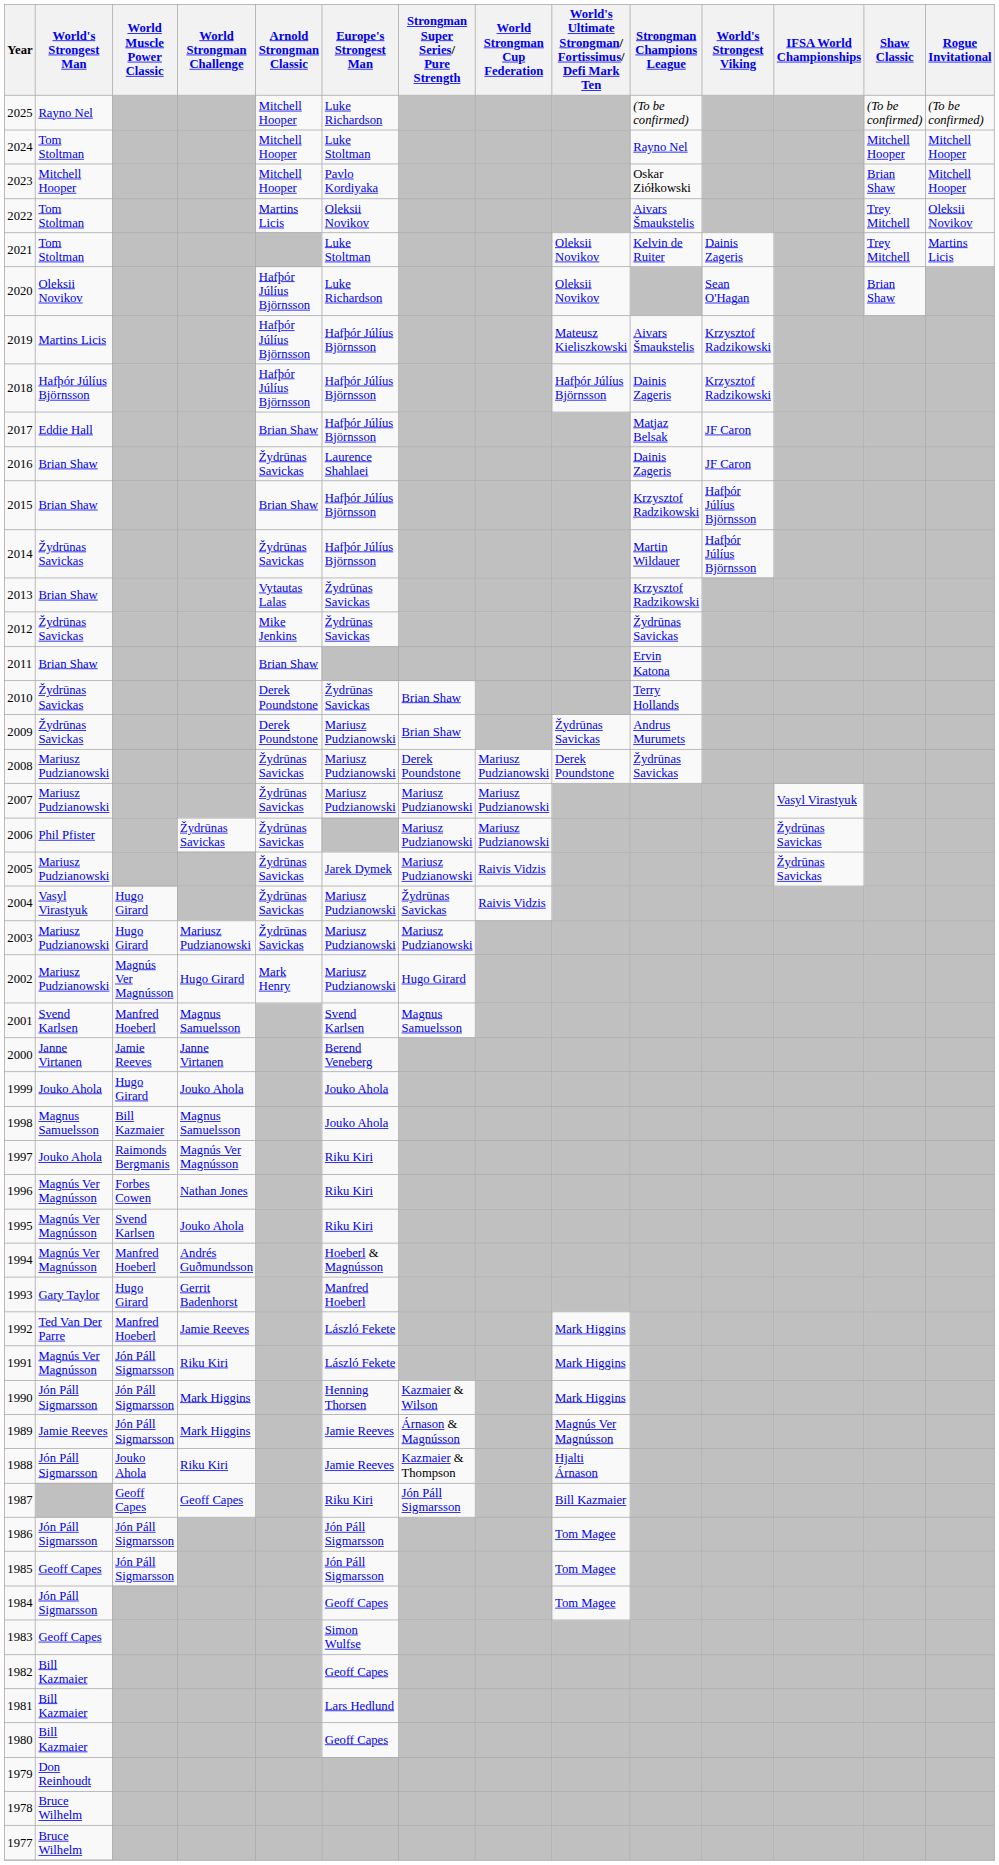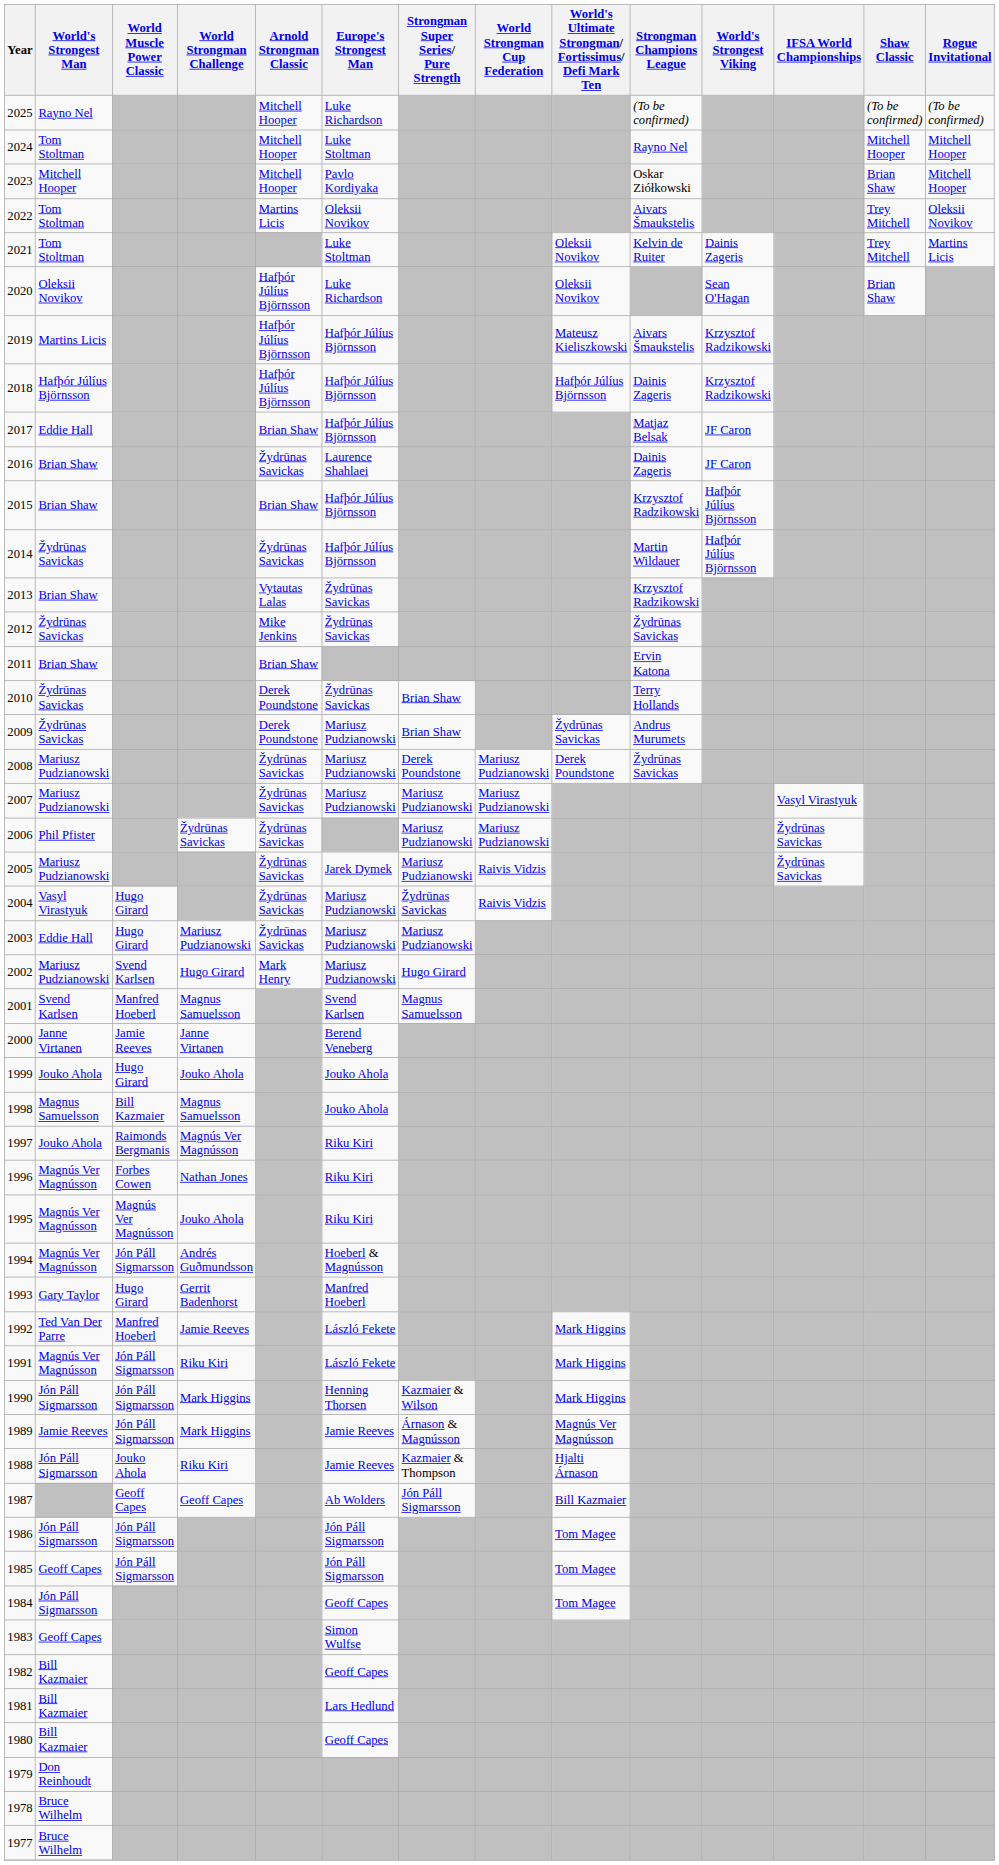(74, 937) Mariusz Pudzianowski -> (66, 937) Eddie Hall
(144, 979) Magnús Ver Magnússon -> (135, 972) Svend Karlsen
(135, 1226) Svend Karlsen -> (144, 1218) Magnús Ver Magnússon
(137, 1260) Manfred Hoeberl -> (145, 1260) Jón Páll Sigmarsson
(349, 1500) Riku Kiri -> (355, 1500) Ab Wolders
